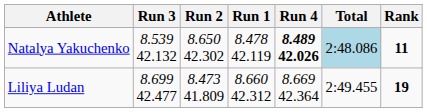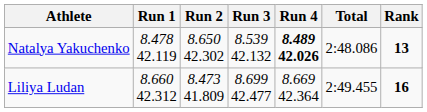columns swapped: (251, 16) <-> (157, 16)
(351, 47) lightblue background -> (351, 47) no background
(401, 47) 11 -> (401, 47) 13
(401, 87) 19 -> (401, 87) 16
